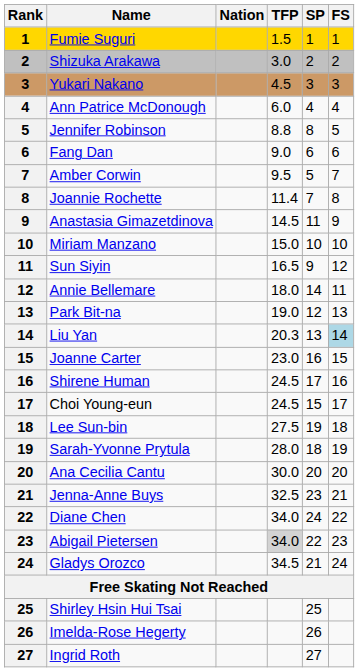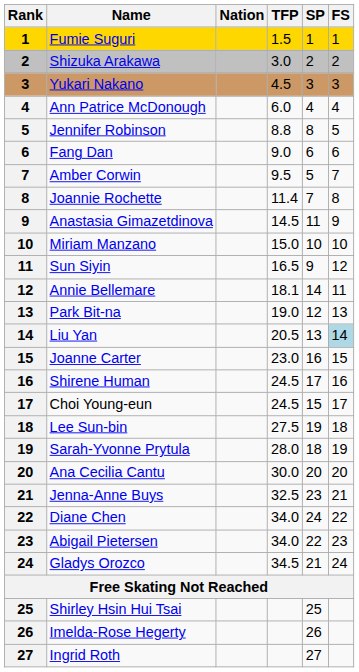(285, 289) 18.0 -> (285, 289) 18.1
(285, 335) 20.3 -> (285, 335) 20.5
(285, 541) lightgrey background -> (285, 541) no background
